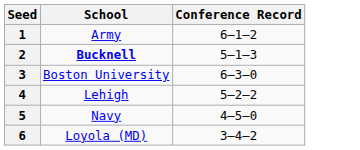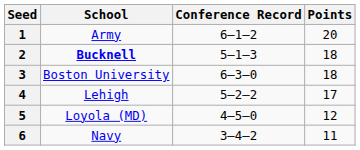+ column: (330, 15)
(106, 115) Navy -> (106, 115) Loyola (MD)
(106, 135) Loyola (MD) -> (106, 135) Navy
